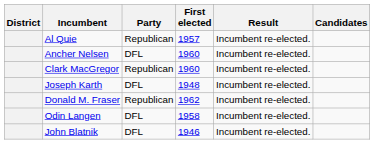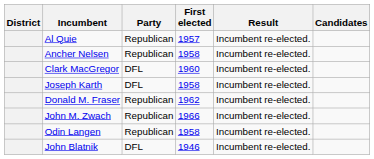(134, 54) DFL -> (149, 54) Republican
(189, 54) 1960 -> (189, 54) 1958
(149, 69) Republican -> (134, 69) DFL
(189, 85) 1948 -> (189, 85) 1958
+ row: (78, 116)
(134, 116) DFL -> (149, 131) Republican
